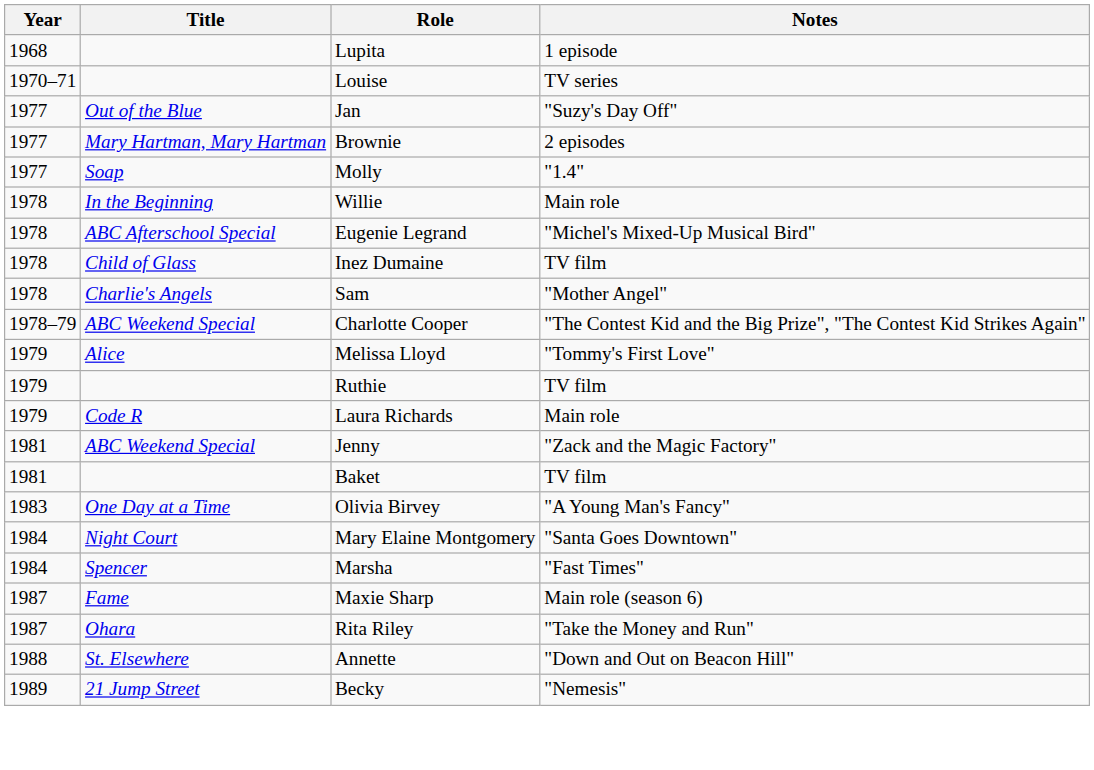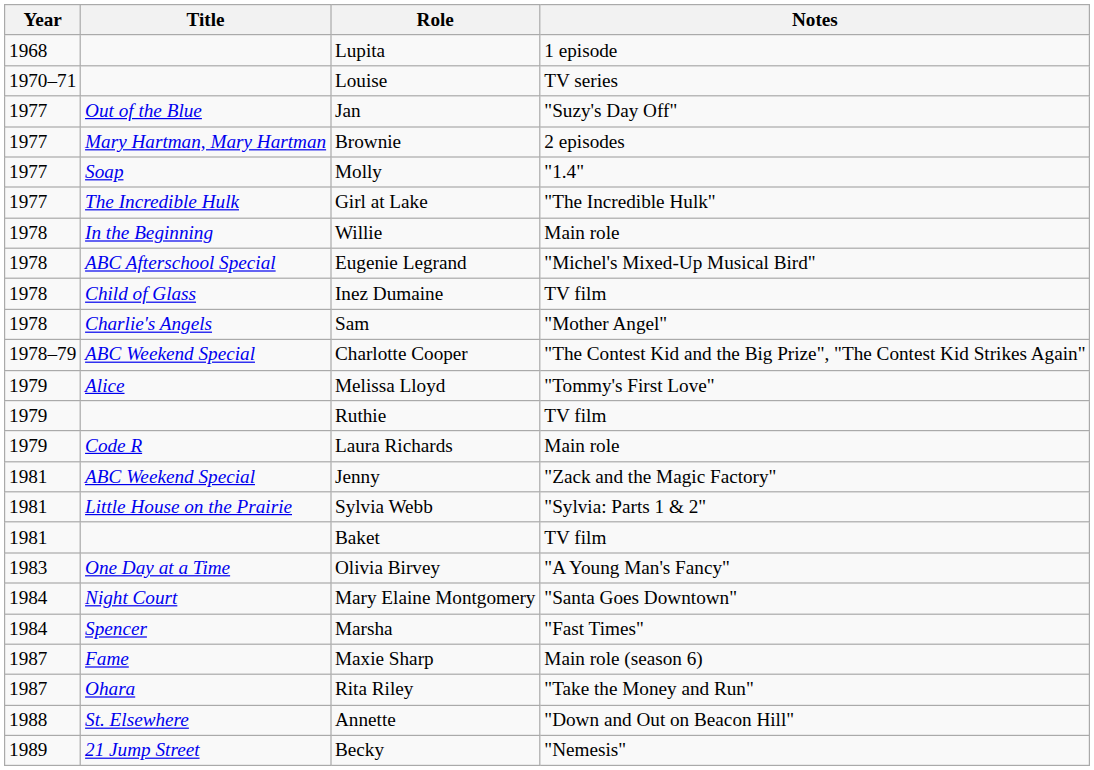+ row: (381, 202)
+ row: (384, 506)
